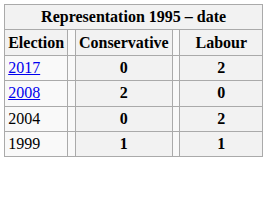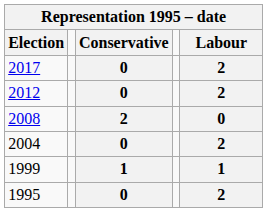+ row: (24, 93)
+ row: (24, 194)
